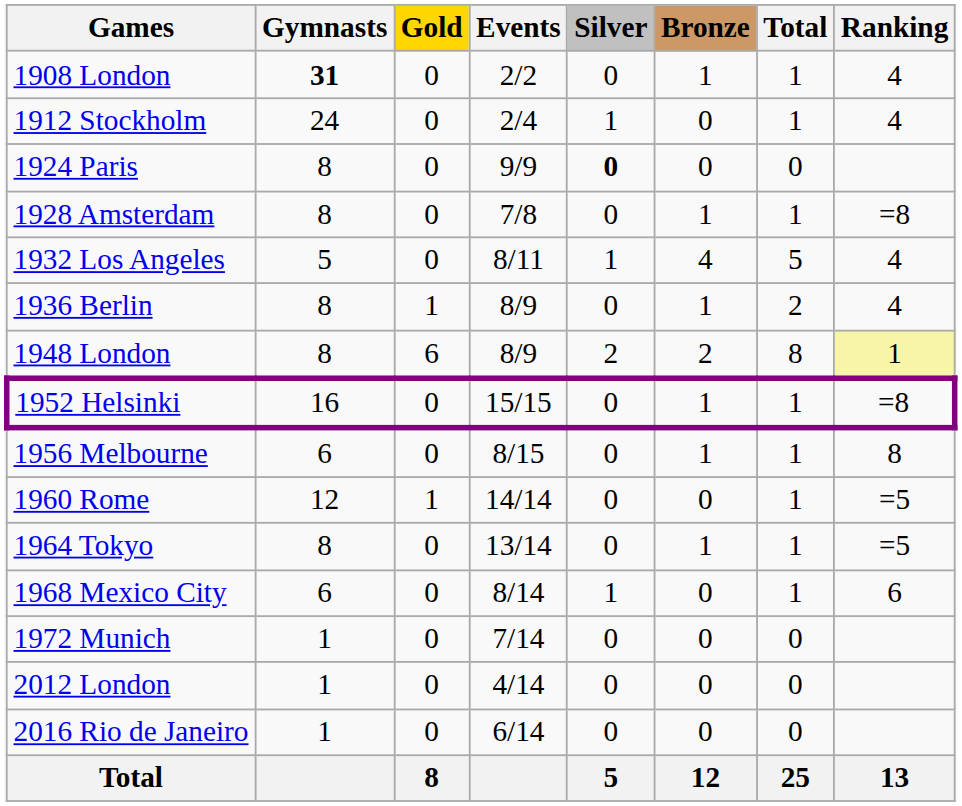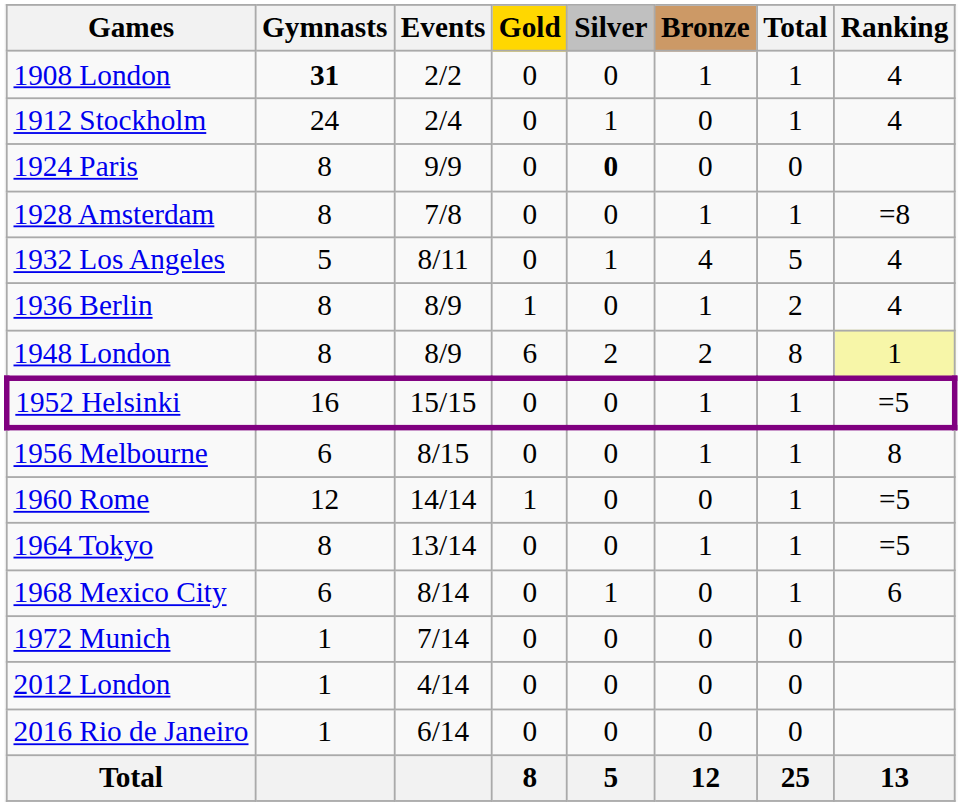columns swapped: (518, 27) <-> (432, 27)
(894, 402) =8 -> (894, 402) =5
